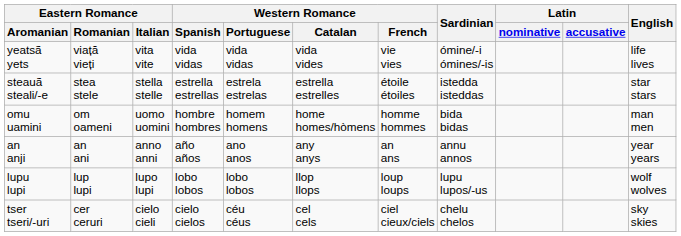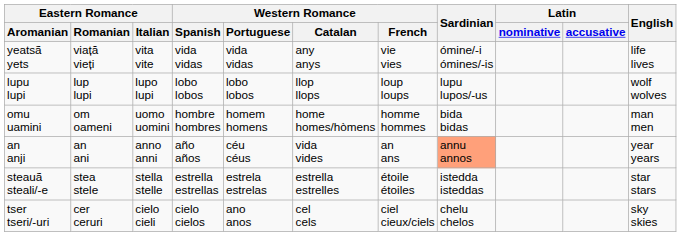(309, 57) vida vides -> (308, 57) any anys
rows swapped: (18, 184) <-> (28, 89)
(239, 152) ano anos -> (238, 152) céu céus
(308, 152) any anys -> (309, 152) vida vides
(456, 152) no background -> (456, 152) lightsalmon background
(238, 215) céu céus -> (239, 215) ano anos
